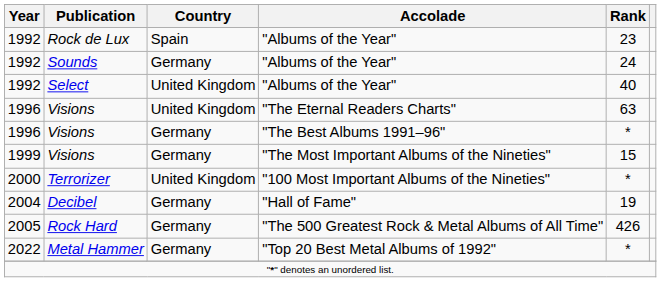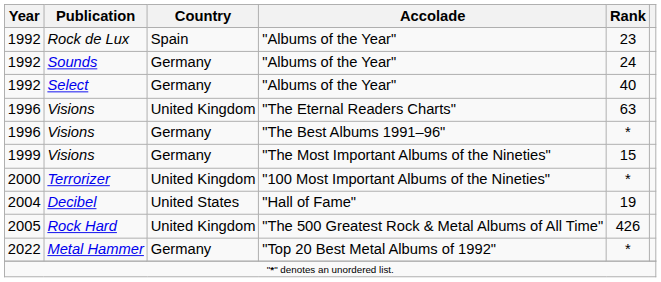(203, 86) United Kingdom -> (181, 86) Germany
(181, 202) Germany -> (195, 202) United States
(181, 226) Germany -> (203, 226) United Kingdom
